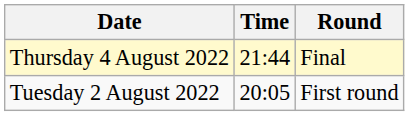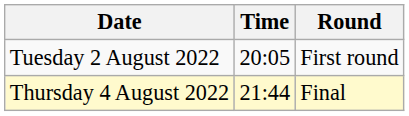rows swapped: (115, 92) <-> (119, 57)
